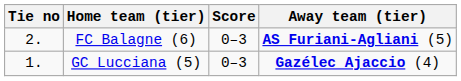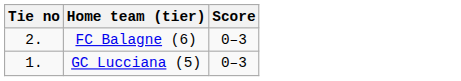- column: (358, 16)
